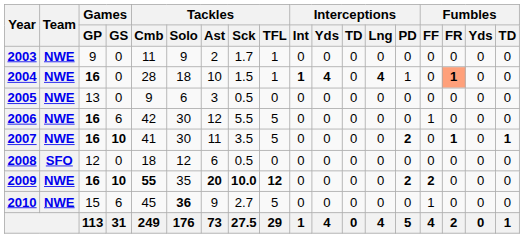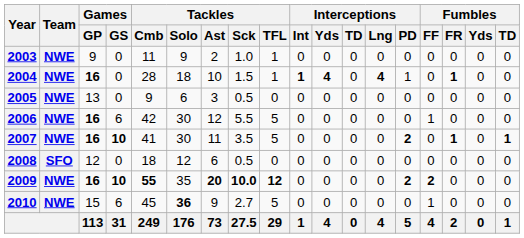(244, 56) 1.7 -> (244, 56) 1.0
(454, 77) lightsalmon background -> (454, 77) no background
